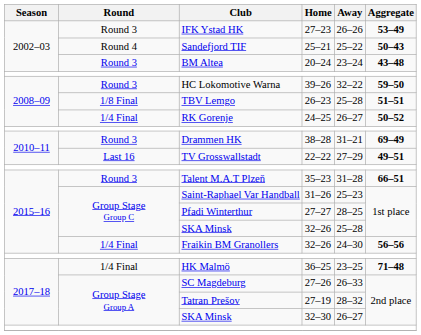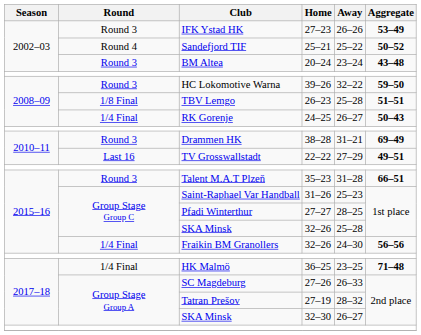(391, 46) 50–43 -> (391, 46) 50–52
(391, 118) 50–52 -> (391, 118) 50–43
